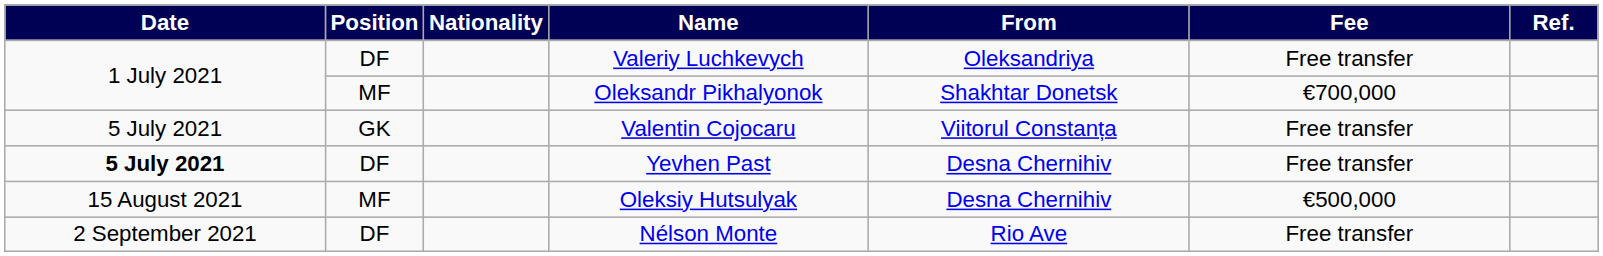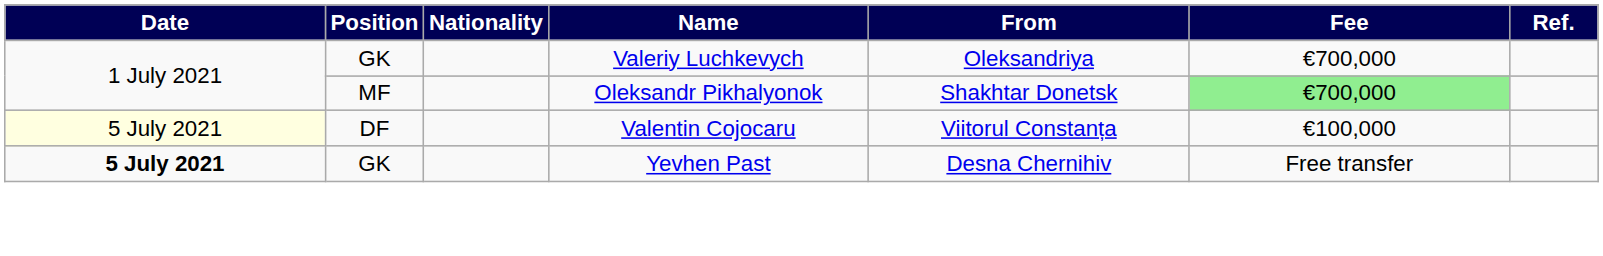(374, 58) DF -> (374, 58) GK
(1349, 58) Free transfer -> (1349, 58) €700,000
(1349, 93) no background -> (1349, 93) lightgreen background
(165, 129) no background -> (165, 129) lightyellow background
(374, 129) GK -> (374, 129) DF
(1349, 129) Free transfer -> (1349, 129) €100,000
(374, 164) DF -> (374, 164) GK
- row: (708, 199)
- row: (708, 234)
